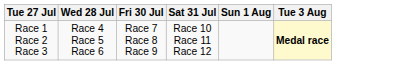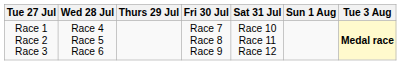+ column: (149, 12)
